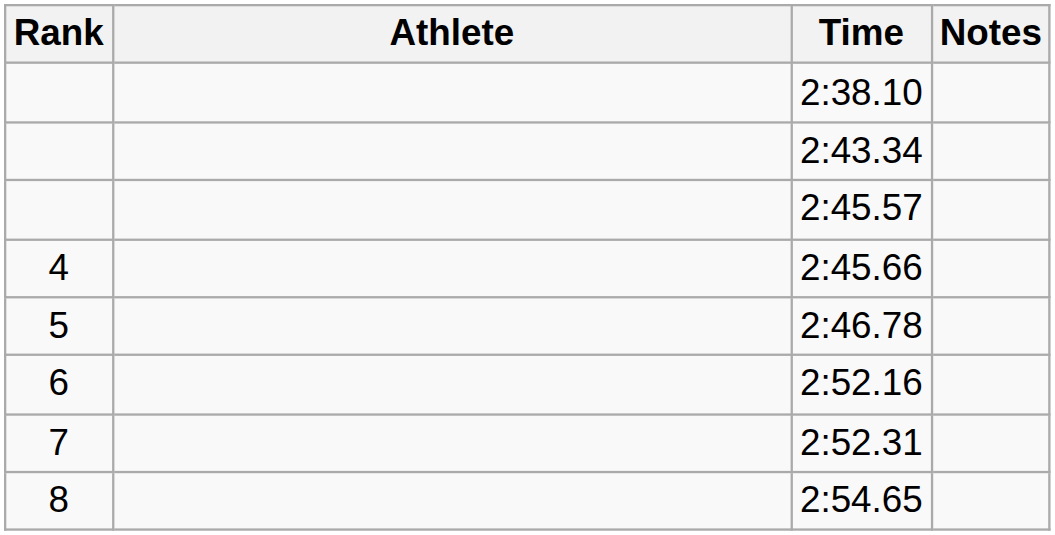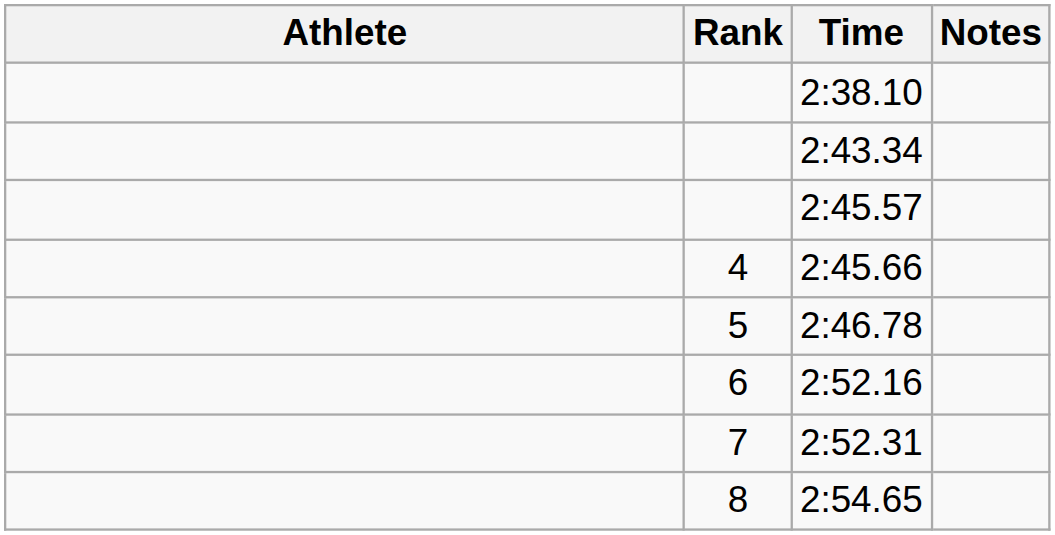columns swapped: (59, 33) <-> (452, 33)
